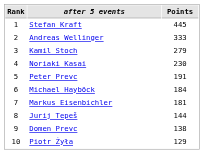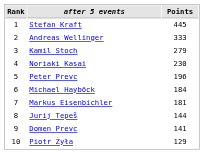(180, 77) 191 -> (180, 77) 196
(180, 129) 138 -> (180, 129) 141
